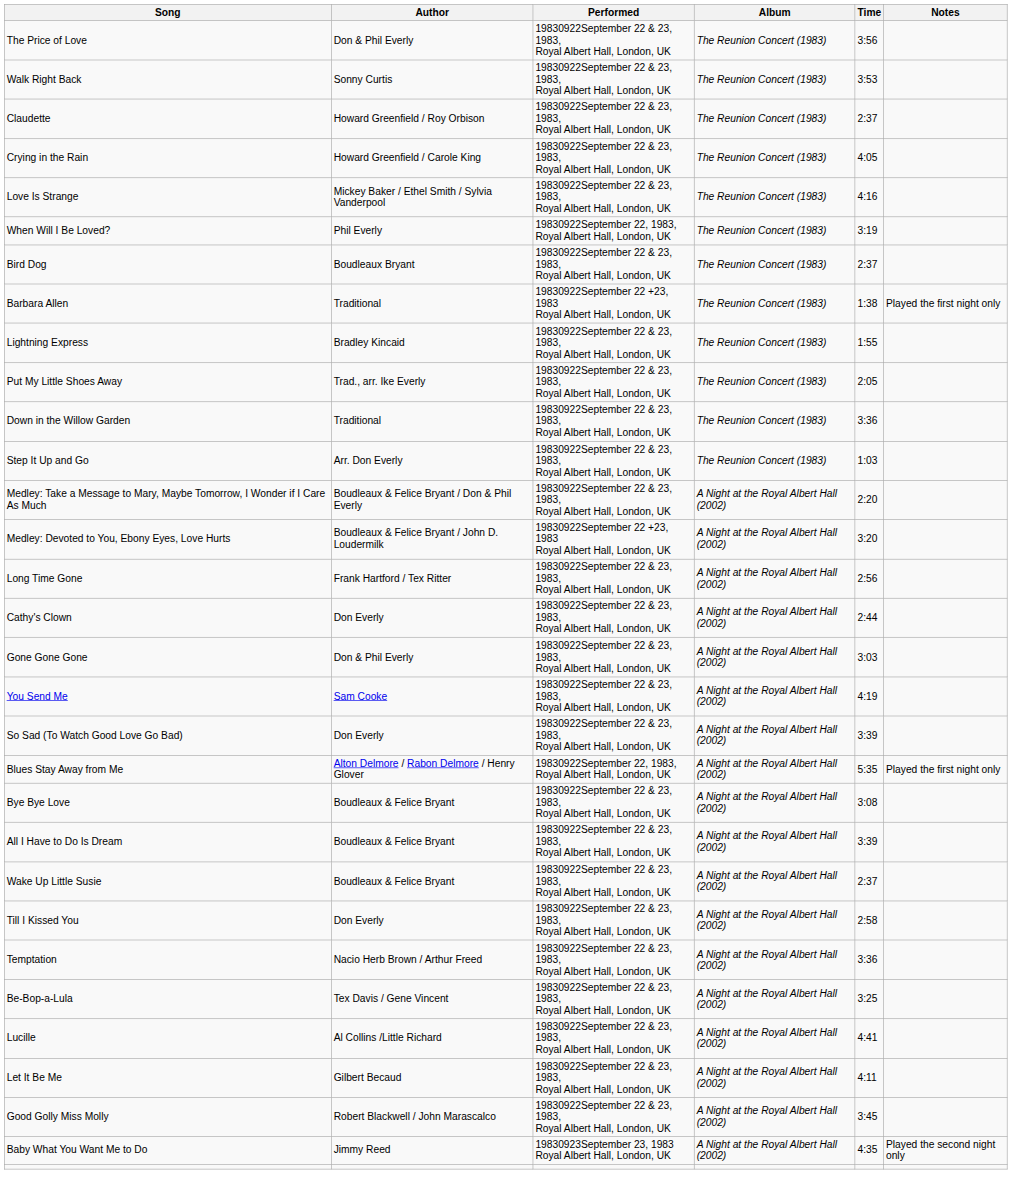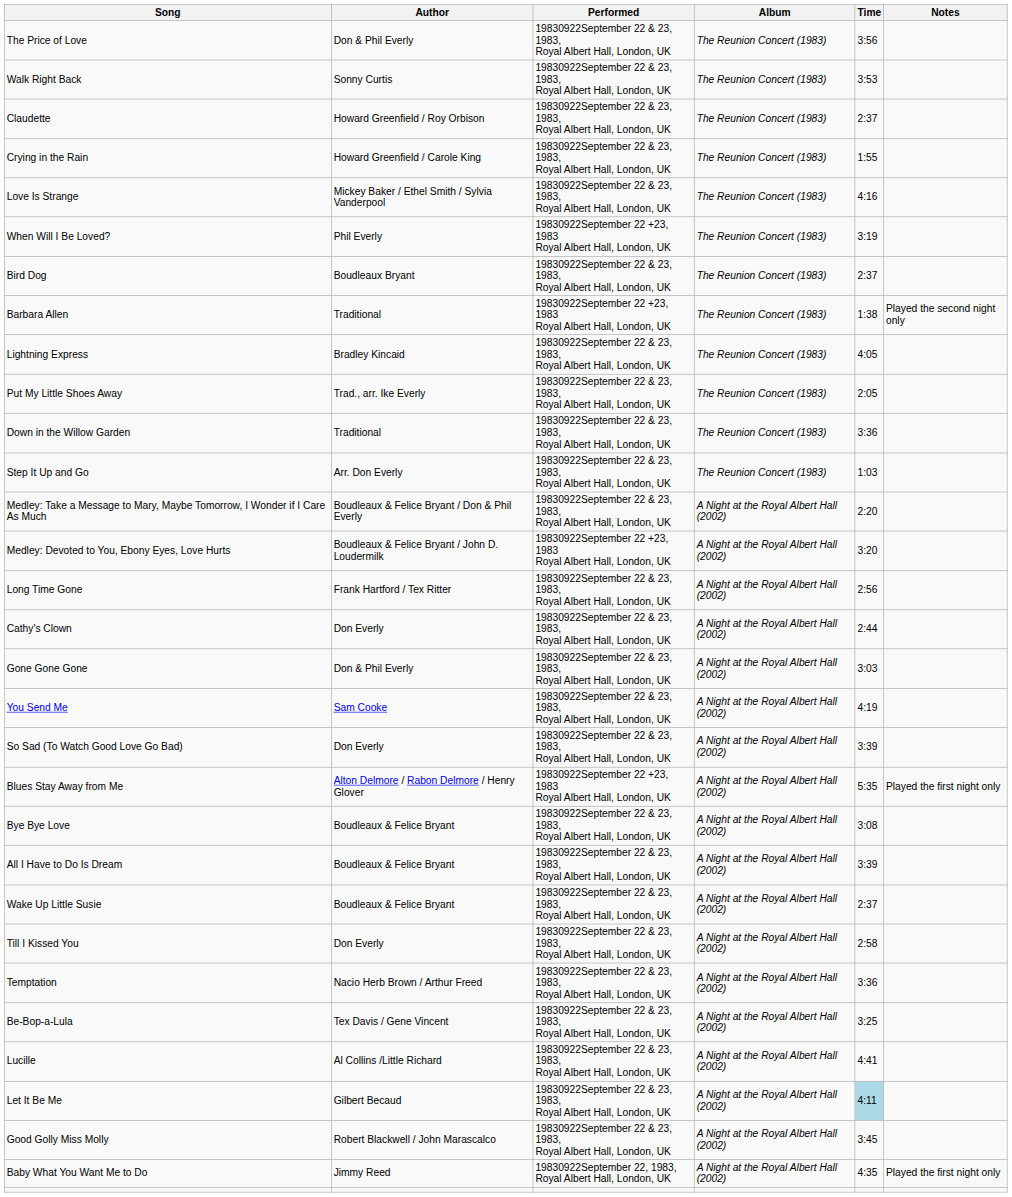(868, 158) 4:05 -> (868, 158) 1:55
(606, 231) 19830922September 22, 1983, Royal Albert Hall, London, UK -> (603, 236) 19830922September 22 +23, 1983 Royal Albert Hall, London, UK
(943, 303) Played the first night only -> (941, 315) Played the second night only
(868, 343) 1:55 -> (868, 354) 4:05
(606, 769) 19830922September 22, 1983, Royal Albert Hall, London, UK -> (603, 786) 19830922September 22 +23, 1983 Royal Albert Hall, London, UK
(867, 1077) no background -> (867, 1100) lightblue background
(605, 1150) 19830923September 23, 1983 Royal Albert Hall, London, UK -> (606, 1173) 19830922September 22, 1983, Royal Albert Hall, London, UK
(941, 1150) Played the second night only -> (943, 1173) Played the first night only
